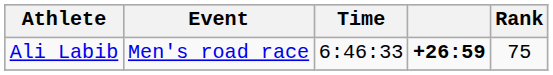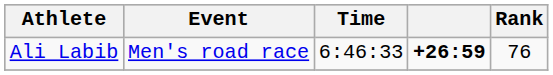(519, 54) 75 -> (519, 54) 76
